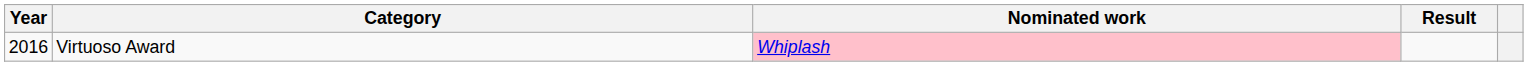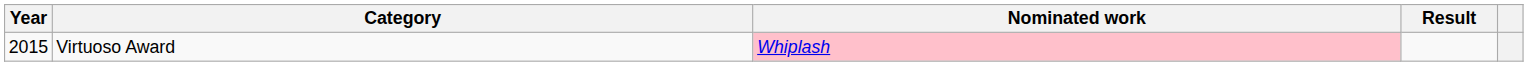(28, 46) 2016 -> (28, 46) 2015
